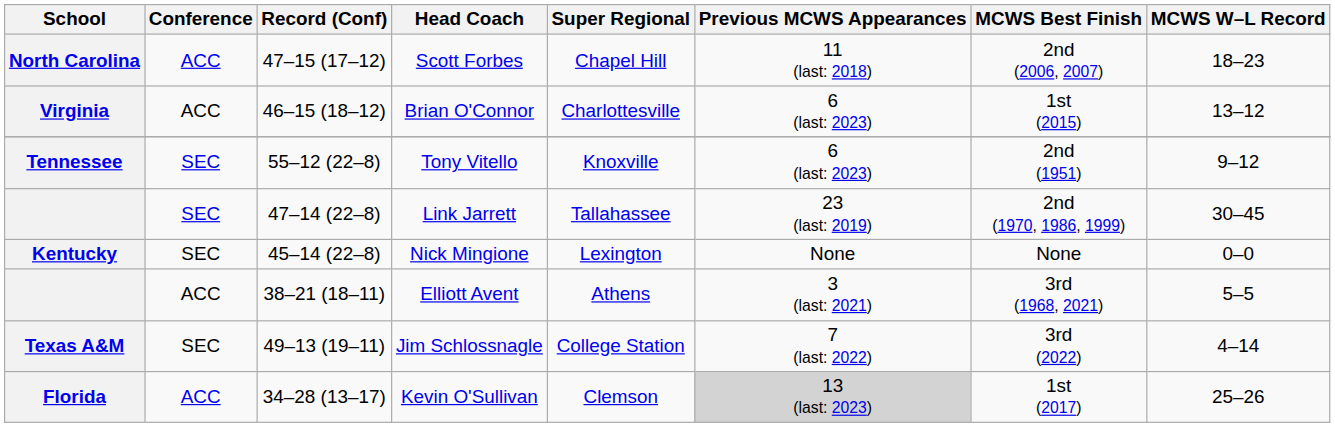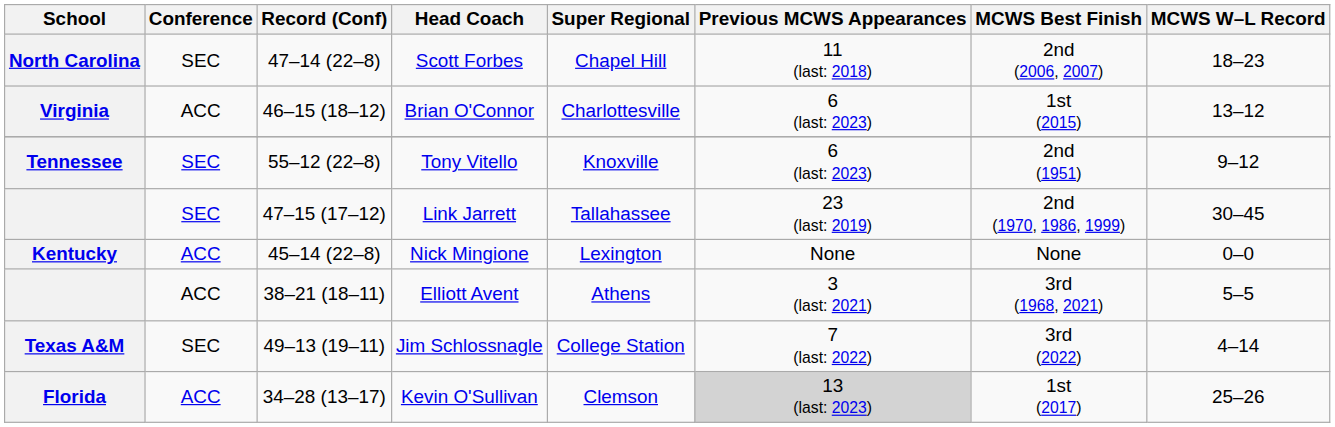(201, 60) ACC -> (201, 60) SEC
(324, 60) 47–15 (17–12) -> (324, 60) 47–14 (22–8)
(324, 213) 47–14 (22–8) -> (324, 213) 47–15 (17–12)
(201, 254) SEC -> (201, 254) ACC
